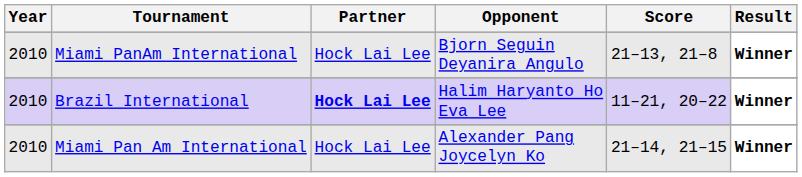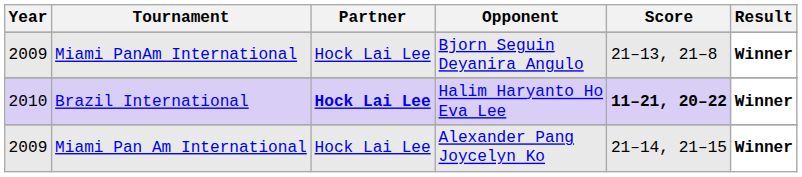(28, 55) 2010 -> (28, 55) 2009
(669, 101) normal -> (669, 101) bold
(28, 148) 2010 -> (28, 148) 2009
